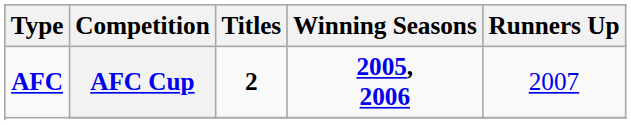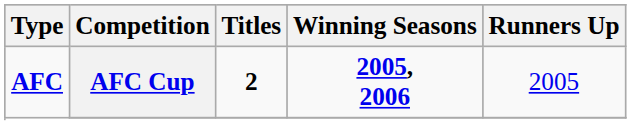(554, 82) 2007 -> (554, 82) 2005
